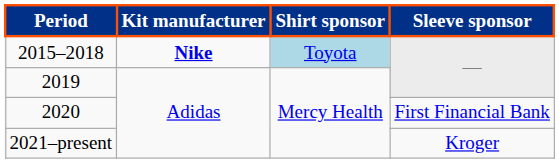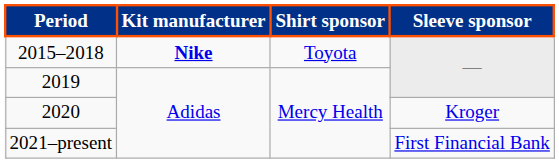(330, 52) lightblue background -> (330, 52) no background
(472, 112) First Financial Bank -> (472, 112) Kroger
(472, 142) Kroger -> (472, 142) First Financial Bank
